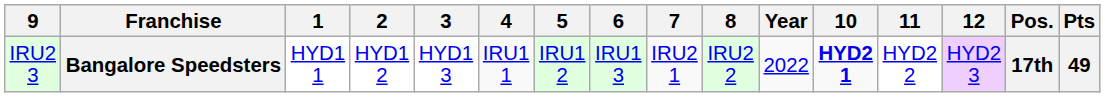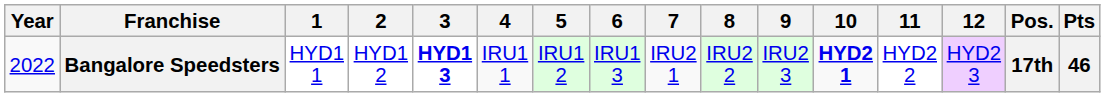columns swapped: (786, 20) <-> (33, 20)
(446, 64) normal -> (445, 64) bold
(1079, 64) 49 -> (1079, 64) 46
